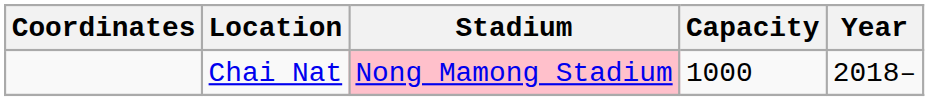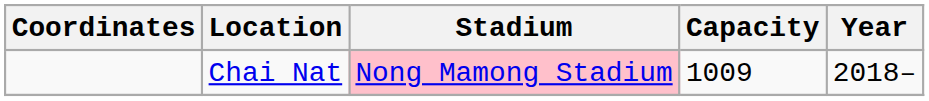(719, 73) 1000 -> (719, 73) 1009
